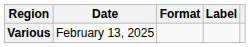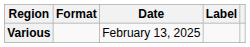columns swapped: (105, 14) <-> (180, 14)
